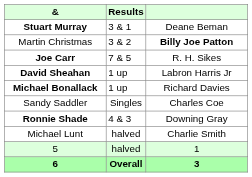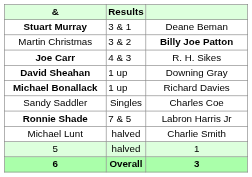(120, 57) 7 & 5 -> (120, 57) 4 & 3
(197, 73) Labron Harris Jr -> (197, 73) Downing Gray
(120, 118) 4 & 3 -> (120, 118) 7 & 5
(197, 118) Downing Gray -> (197, 118) Labron Harris Jr
